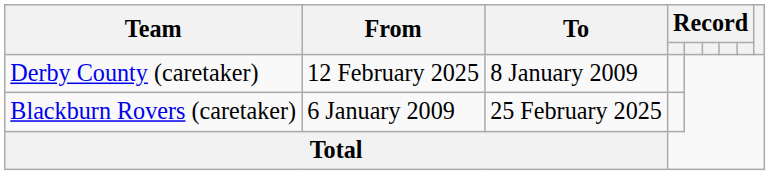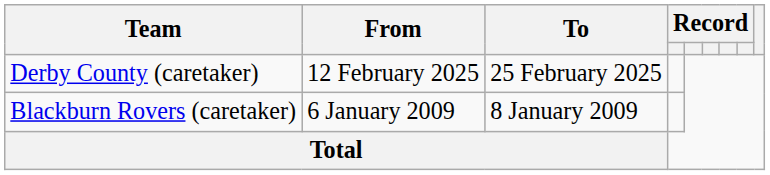(564, 73) 8 January 2009 -> (576, 73) 25 February 2025
(576, 111) 25 February 2025 -> (564, 111) 8 January 2009
